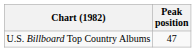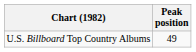(172, 39) 47 -> (172, 39) 49
